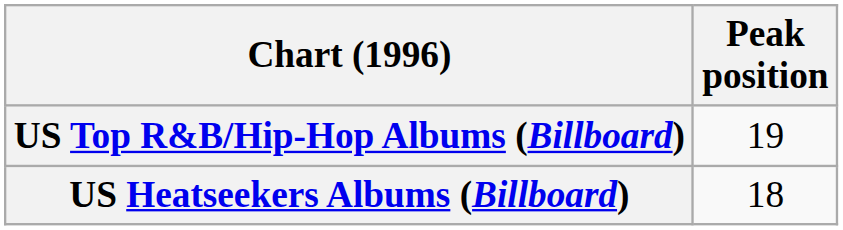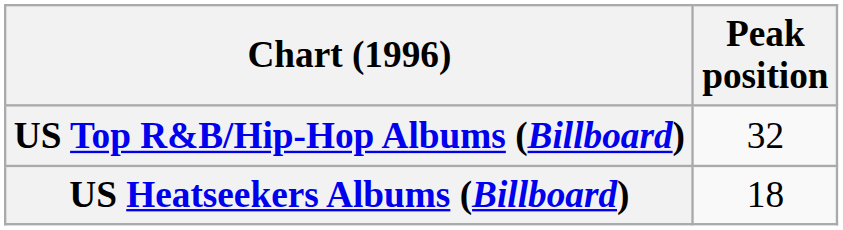(765, 135) 19 -> (765, 135) 32
